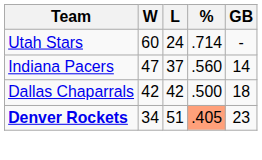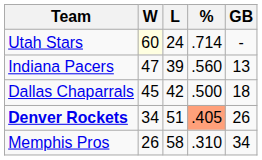(150, 42) no background -> (150, 42) lightyellow background
(175, 67) 37 -> (175, 67) 39
(241, 67) 14 -> (241, 67) 13
(150, 92) 42 -> (150, 92) 45
(241, 117) 23 -> (241, 117) 26
+ row: (59, 142)
